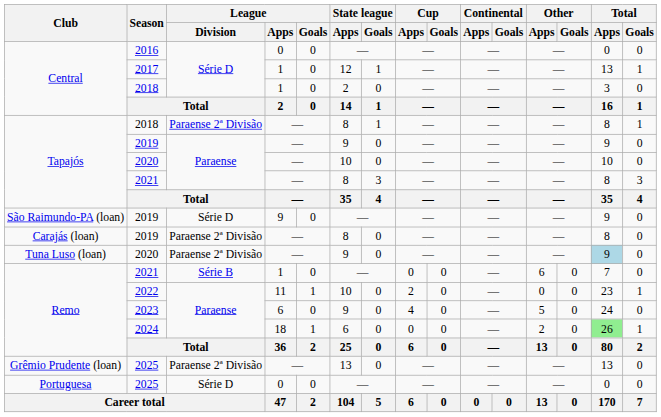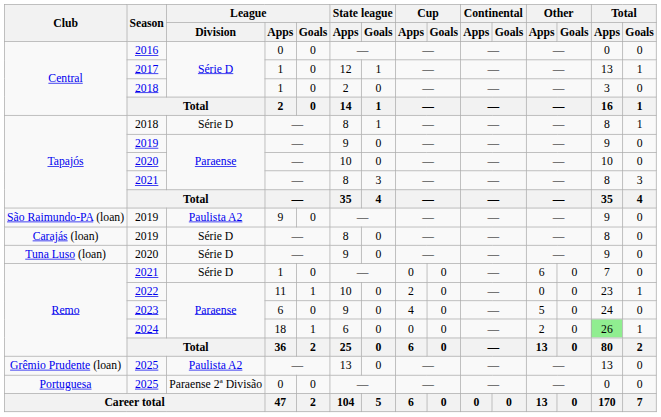(216, 124) Paraense 2ª Divisão -> (216, 124) Série D
(216, 217) Série D -> (216, 217) Paulista A2
(216, 236) Paraense 2ª Divisão -> (216, 236) Série D
(216, 254) Paraense 2ª Divisão -> (216, 254) Série D
(607, 254) lightblue background -> (607, 254) no background
(216, 273) Série B -> (216, 273) Série D
(216, 365) Paraense 2ª Divisão -> (216, 365) Paulista A2
(216, 384) Série D -> (216, 384) Paraense 2ª Divisão
